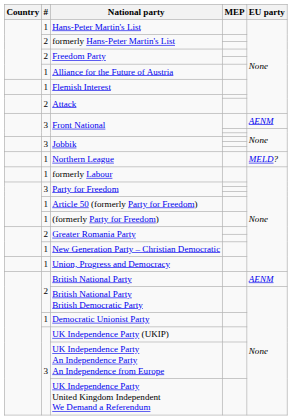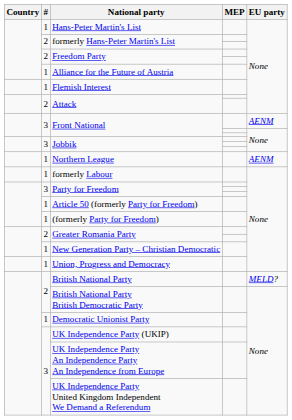(263, 159) MELD? -> (261, 159) AENM
(261, 279) AENM -> (263, 279) MELD?
